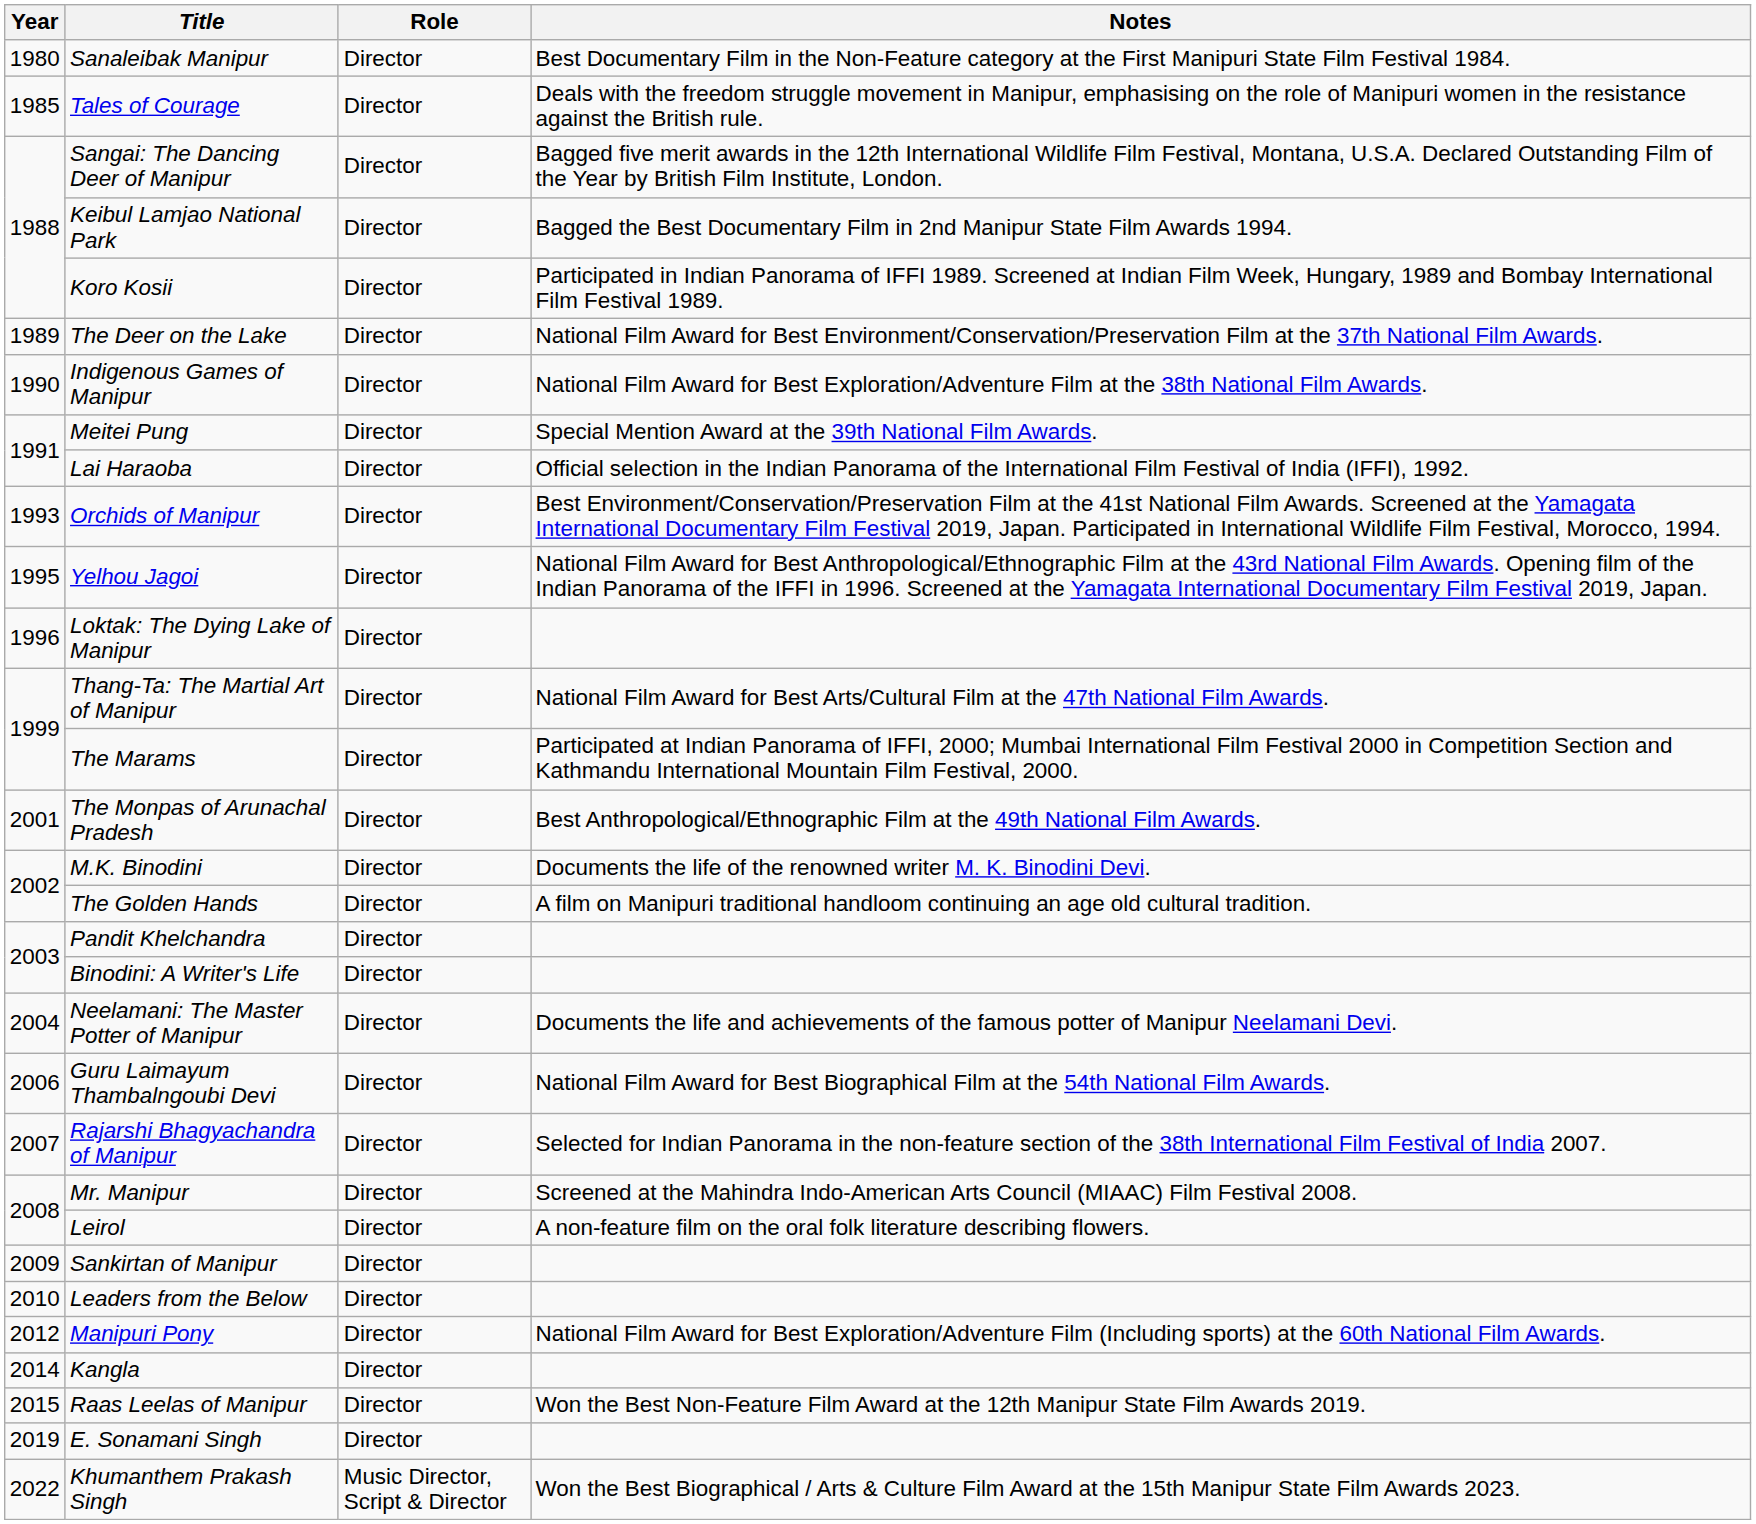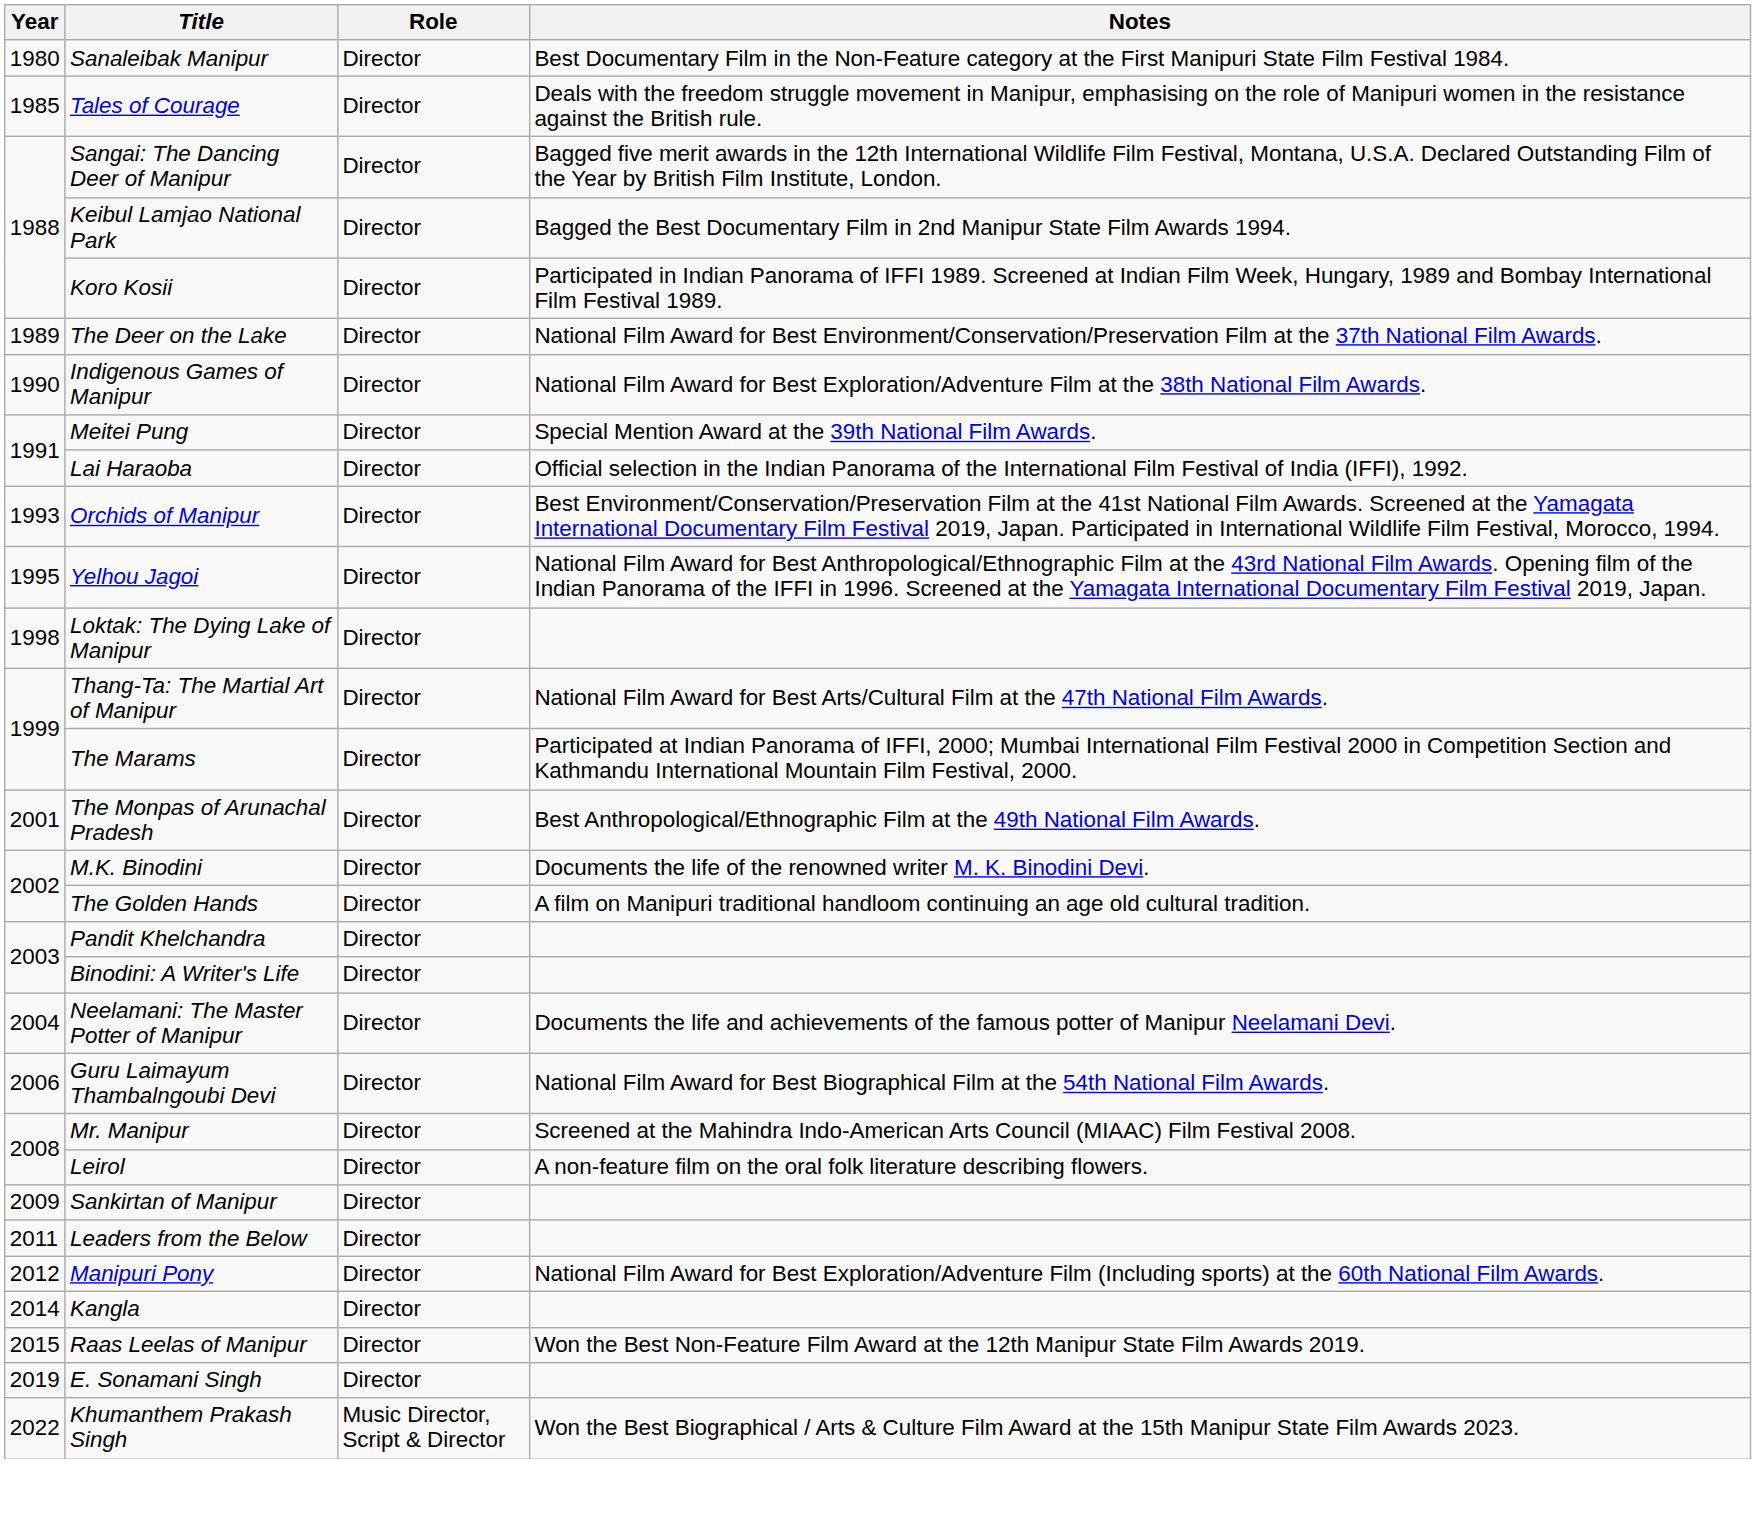(35, 637) 1996 -> (35, 637) 1998
- row: (193, 1144)
(35, 1298) 2010 -> (34, 1237) 2011
